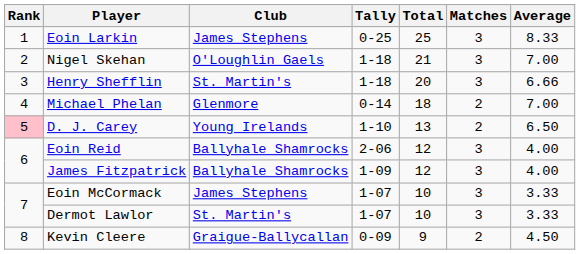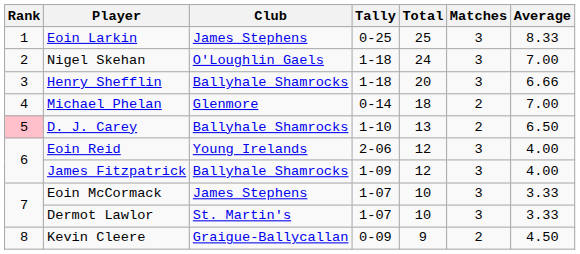(423, 60) 21 -> (423, 60) 24
(242, 82) St. Martin's -> (271, 82) Ballyhale Shamrocks
(250, 127) Young Irelands -> (271, 127) Ballyhale Shamrocks
(271, 149) Ballyhale Shamrocks -> (250, 149) Young Irelands
